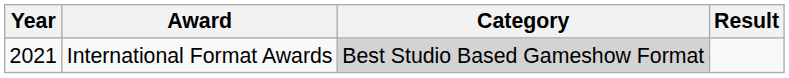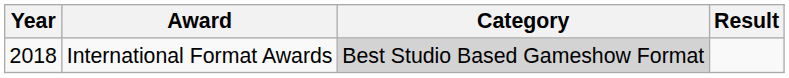(33, 55) 2021 -> (33, 55) 2018
